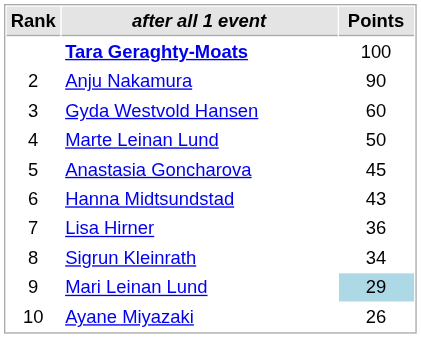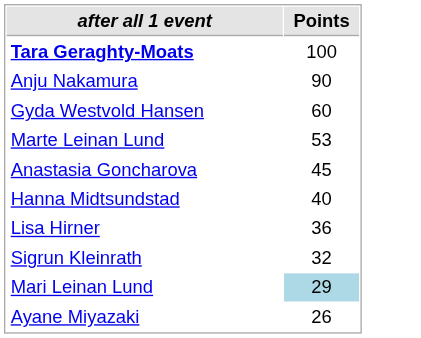- column: (33, 21)
(376, 140) 50 -> (322, 140) 53
(376, 199) 43 -> (322, 199) 40
(376, 258) 34 -> (322, 258) 32
